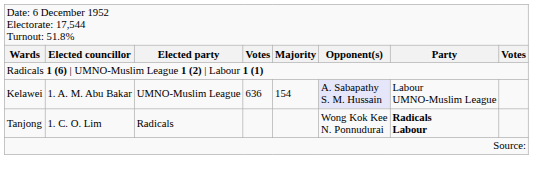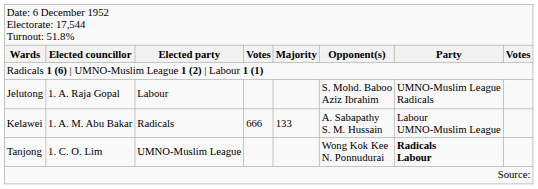+ row: (25, 94)
(189, 94) UMNO-Muslim League -> (156, 123) Radicals
(254, 94) 636 -> (254, 123) 666
(283, 94) 154 -> (284, 123) 133
(351, 94) lavender background -> (352, 123) no background
(155, 123) Radicals -> (189, 152) UMNO-Muslim League
